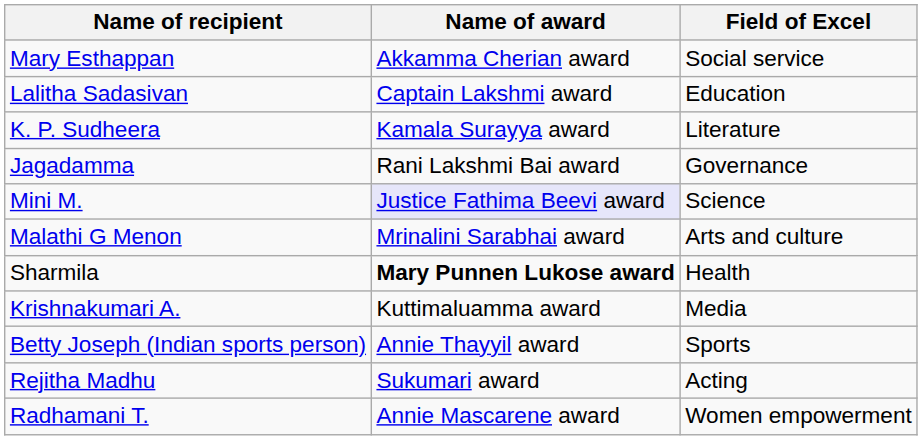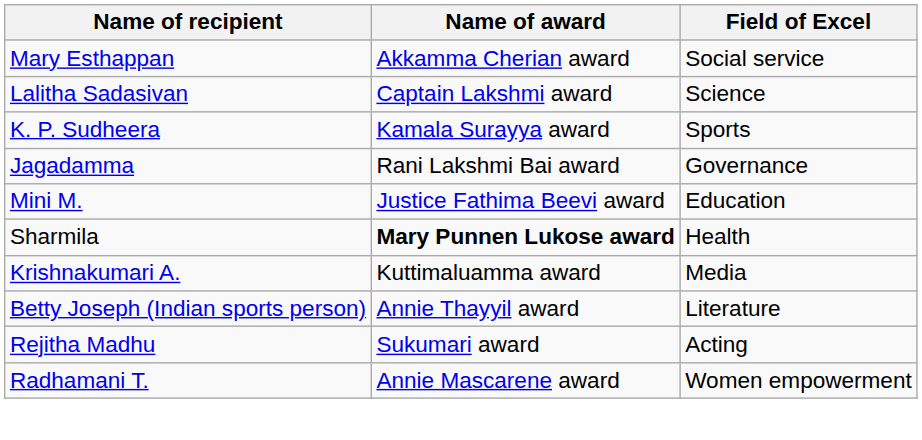(735, 93) Education -> (725, 93) Science
(733, 129) Literature -> (718, 129) Sports
(521, 201) lavender background -> (521, 201) no background
(725, 201) Science -> (735, 201) Education
- row: (96, 237)
(718, 344) Sports -> (733, 308) Literature
